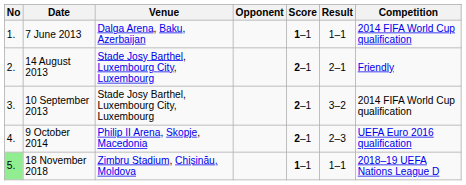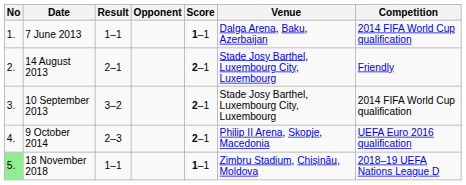columns swapped: (164, 12) <-> (337, 12)
